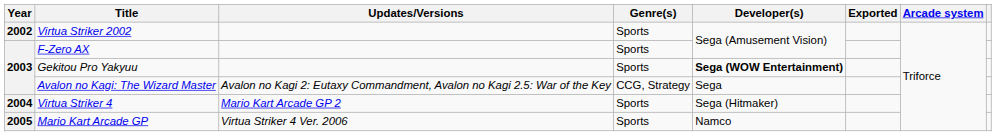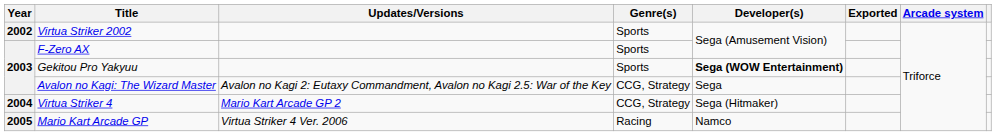(633, 103) Sports -> (653, 103) CCG, Strategy
(633, 121) Sports -> (634, 121) Racing
